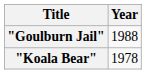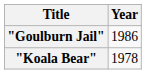(125, 36) 1988 -> (125, 36) 1986
